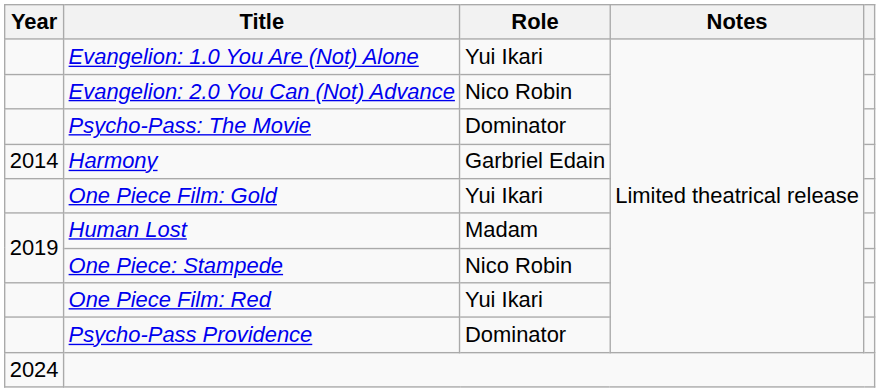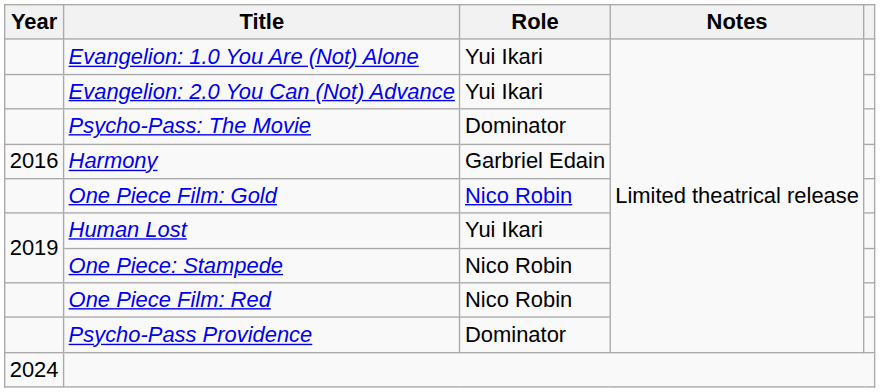(519, 91) Nico Robin -> (504, 91) Yui Ikari
(34, 160) 2014 -> (34, 160) 2016
(504, 195) Yui Ikari -> (519, 195) Nico Robin
(502, 230) Madam -> (504, 230) Yui Ikari
(504, 299) Yui Ikari -> (519, 299) Nico Robin
